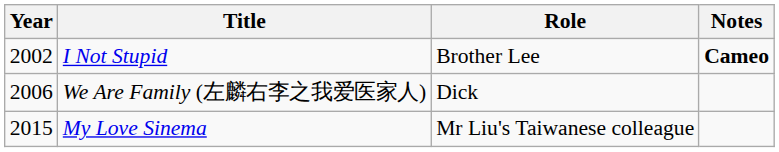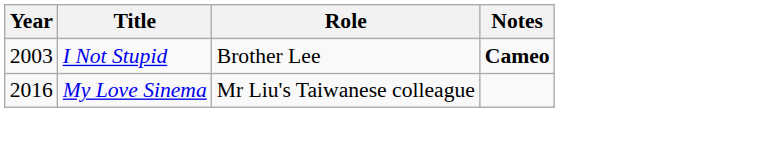(31, 55) 2002 -> (31, 55) 2003
- row: (244, 91)
(31, 128) 2015 -> (31, 90) 2016
